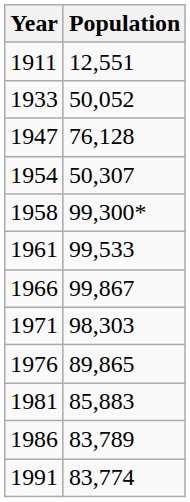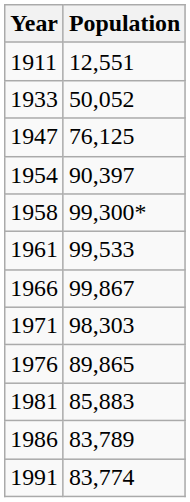(102, 136) 76,128 -> (102, 136) 76,125
(102, 174) 50,307 -> (102, 174) 90,397
